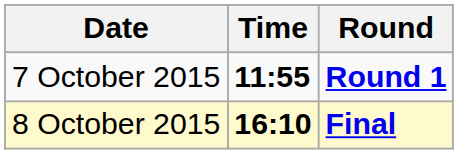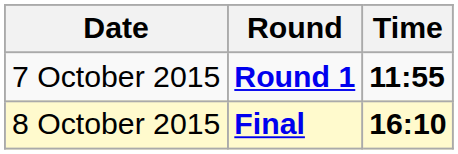columns swapped: (273, 28) <-> (386, 28)
